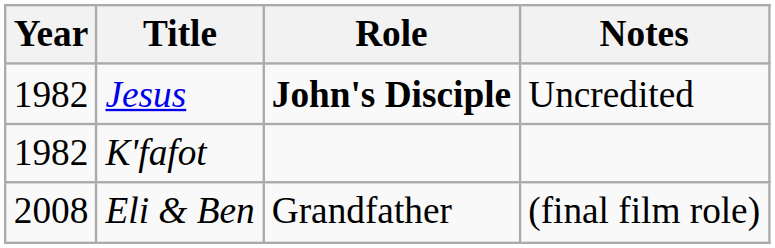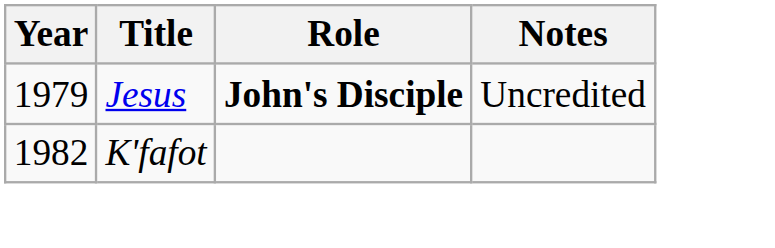(51, 93) 1982 -> (51, 93) 1979
- row: (180, 211)
